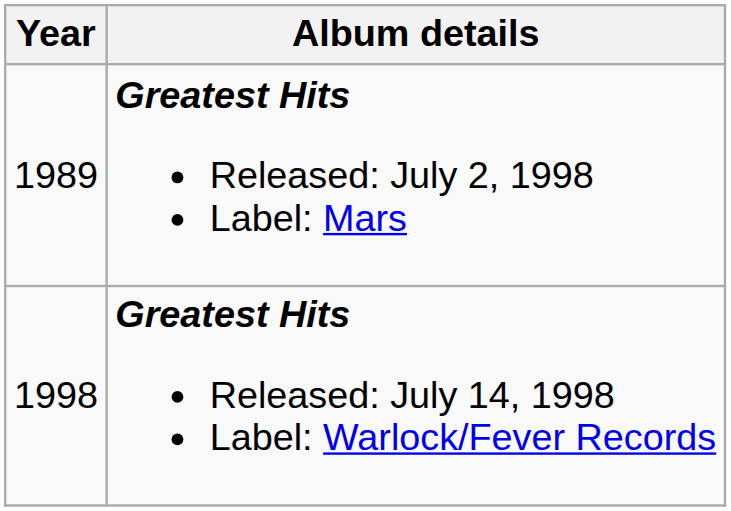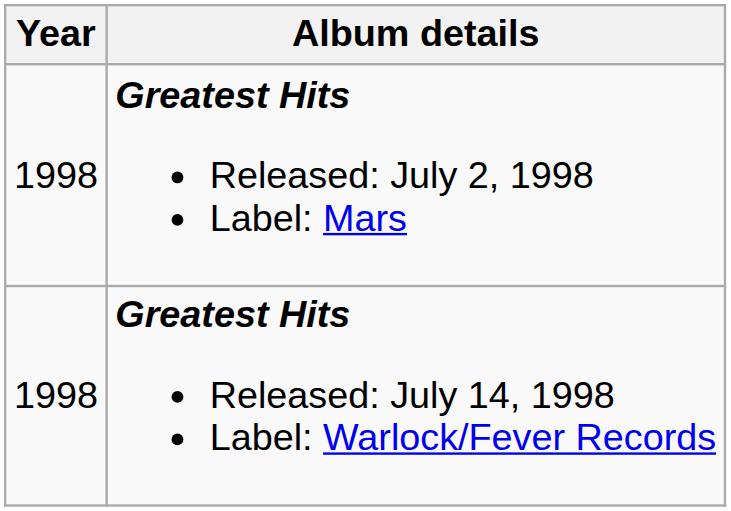(56, 174) 1989 -> (56, 174) 1998
